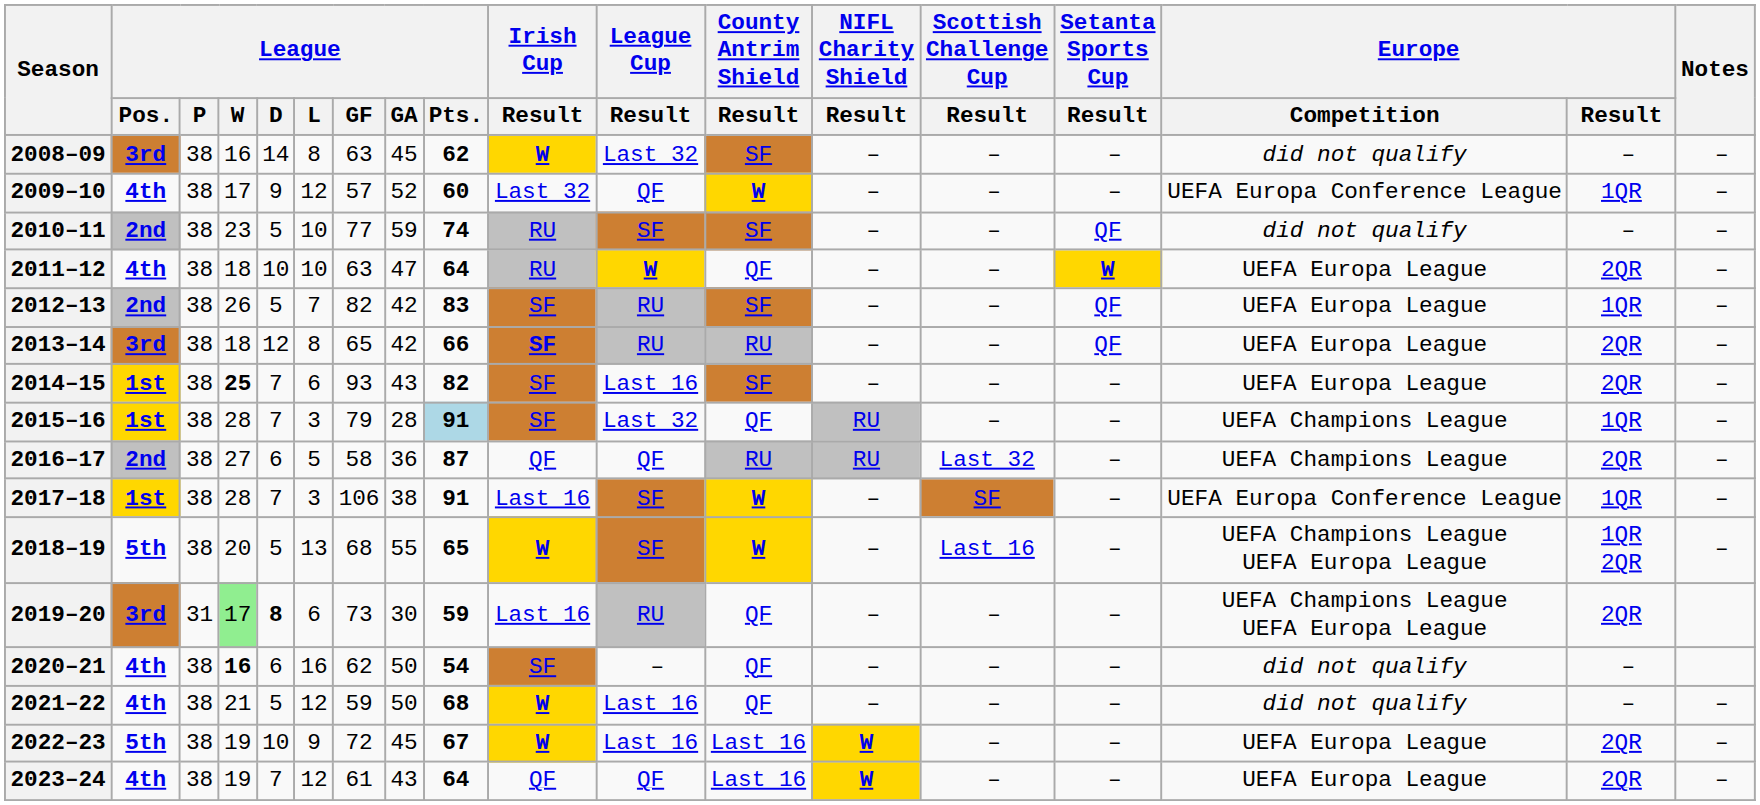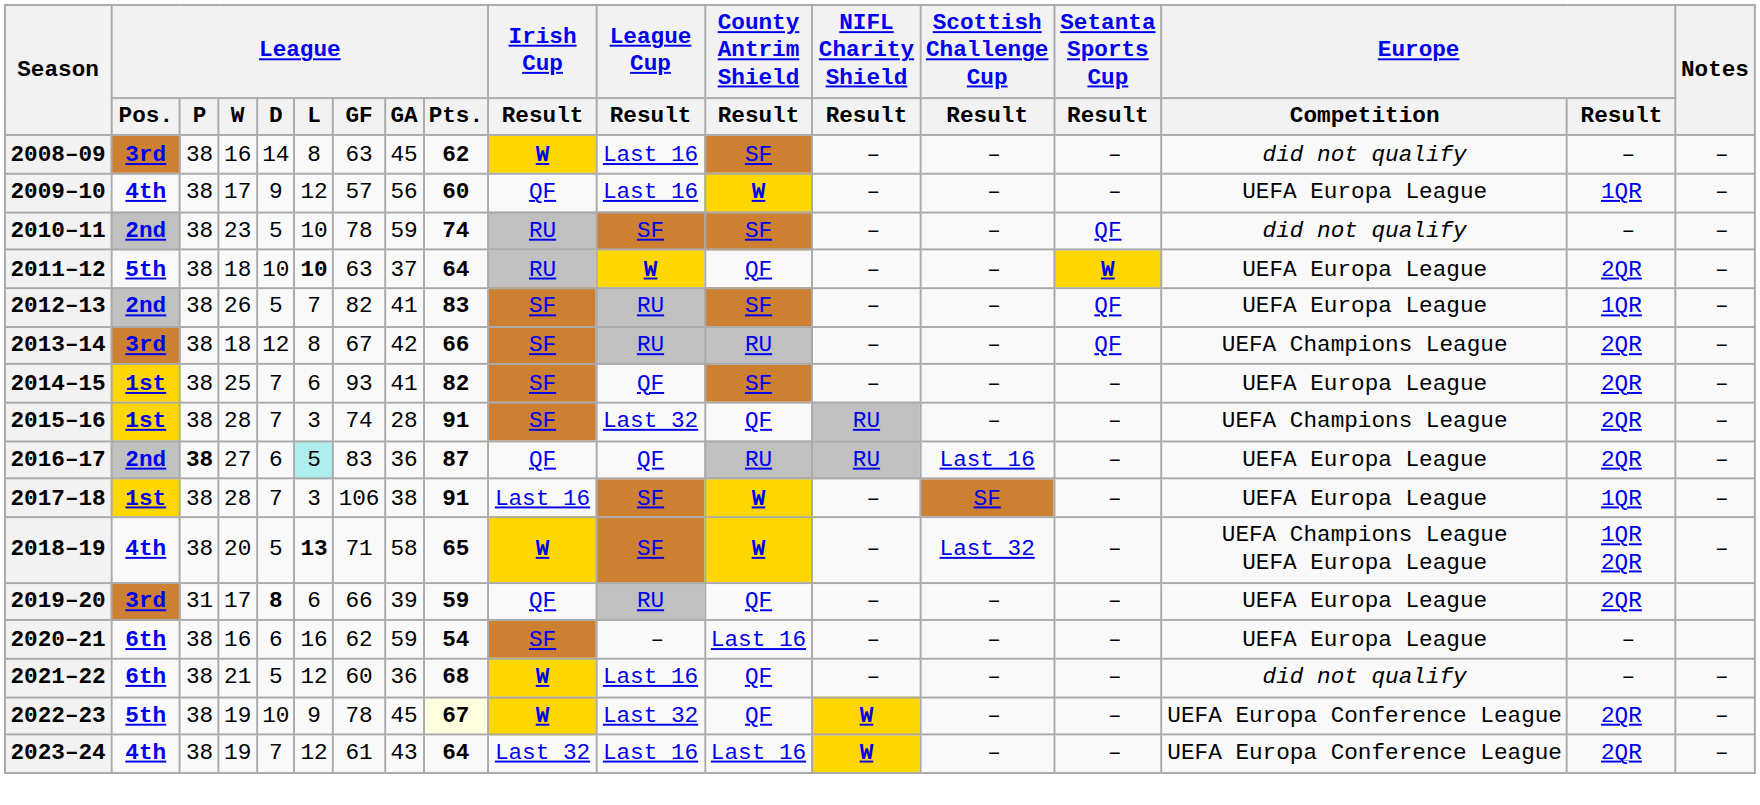(651, 154) Last 32 -> (651, 154) Last 16
(404, 192) 52 -> (404, 192) 56
(543, 192) Last 32 -> (543, 192) QF
(651, 192) QF -> (651, 192) Last 16
(1365, 192) UEFA Europa Conference League -> (1365, 192) UEFA Europa League
(359, 231) 77 -> (359, 231) 78
(146, 269) 4th -> (146, 269) 5th
(314, 269) normal -> (314, 269) bold
(404, 269) 47 -> (404, 269) 37
(404, 307) 42 -> (404, 307) 41
(359, 345) 65 -> (359, 345) 67
(543, 345) bold -> (543, 345) normal
(1365, 345) UEFA Europa League -> (1365, 345) UEFA Champions League
(238, 383) bold -> (238, 383) normal
(404, 383) 43 -> (404, 383) 41
(651, 383) Last 16 -> (651, 383) QF
(359, 421) 79 -> (359, 421) 74
(456, 421) lightblue background -> (456, 421) no background
(1621, 421) 1QR -> (1621, 421) 2QR
(199, 459) normal -> (199, 459) bold
(314, 459) no background -> (314, 459) paleturquoise background
(359, 459) 58 -> (359, 459) 83
(987, 459) Last 32 -> (987, 459) Last 16
(1365, 459) UEFA Champions League -> (1365, 459) UEFA Europa League
(1365, 498) UEFA Europa Conference League -> (1365, 498) UEFA Europa League
(146, 549) 5th -> (146, 549) 4th
(314, 549) normal -> (314, 549) bold
(359, 549) 68 -> (359, 549) 71
(404, 549) 55 -> (404, 549) 58
(987, 549) Last 16 -> (987, 549) Last 32
(238, 615) lightgreen background -> (238, 601) no background
(359, 615) 73 -> (359, 601) 66
(404, 615) 30 -> (404, 601) 39
(543, 615) Last 16 -> (543, 601) QF
(1365, 615) UEFA Champions League UEFA Europa League -> (1365, 601) UEFA Europa League
(146, 666) 4th -> (146, 639) 6th
(238, 666) bold -> (238, 639) normal
(404, 666) 50 -> (404, 639) 59
(759, 666) QF -> (758, 639) Last 16
(1365, 666) did not qualify -> (1365, 639) UEFA Europa League
(146, 704) 4th -> (146, 677) 6th
(359, 704) 59 -> (359, 677) 60
(404, 704) 50 -> (404, 677) 36
(359, 742) 72 -> (359, 715) 78
(456, 742) no background -> (456, 715) lightyellow background
(651, 742) Last 16 -> (651, 715) Last 32
(758, 742) Last 16 -> (759, 715) QF
(1365, 742) UEFA Europa League -> (1365, 715) UEFA Europa Conference League
(543, 781) QF -> (543, 753) Last 32
(651, 781) QF -> (651, 753) Last 16
(1365, 781) UEFA Europa League -> (1365, 753) UEFA Europa Conference League
